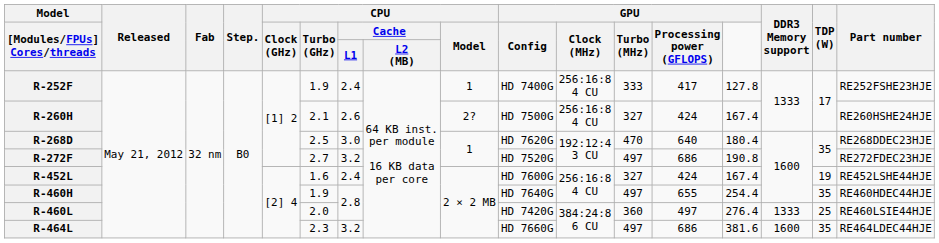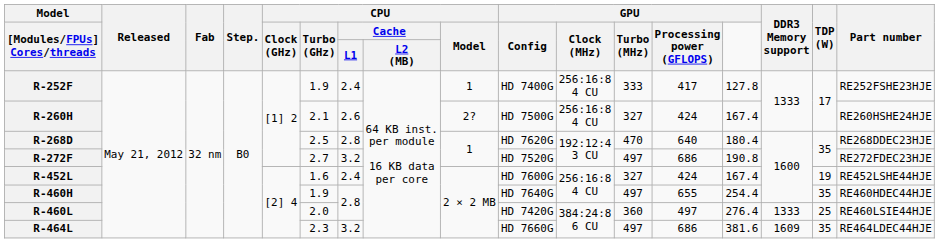(351, 140) 3.0 -> (351, 140) 2.8
(787, 229) 1600 -> (787, 229) 1609
